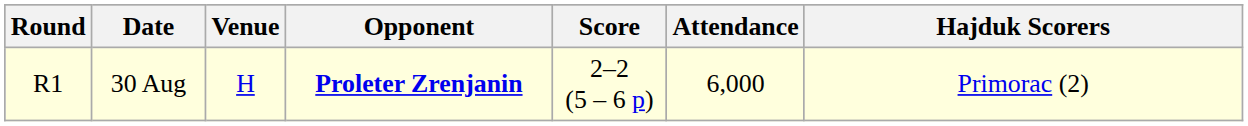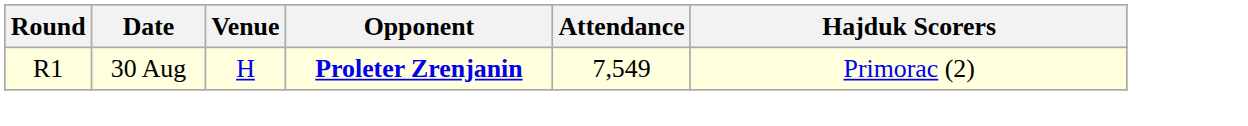- column: (609, 25)
(736, 83) 6,000 -> (622, 68) 7,549
